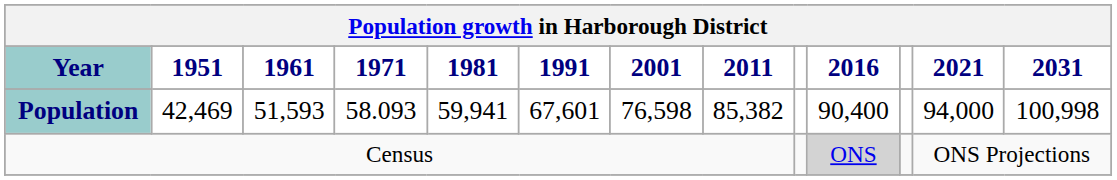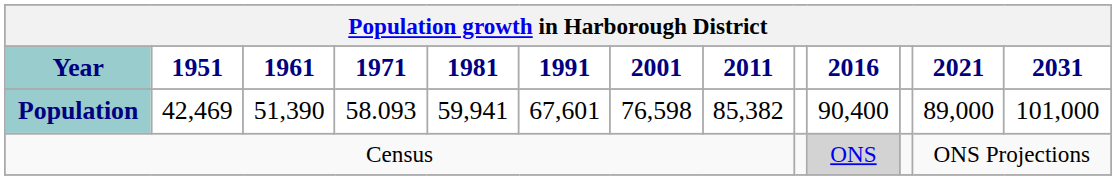(289, 111) 51,593 -> (289, 111) 51,390
(959, 111) 94,000 -> (959, 111) 89,000
(1058, 111) 100,998 -> (1058, 111) 101,000
